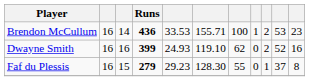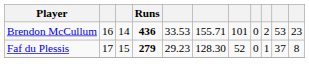(240, 31) 100 -> (240, 31) 101
(256, 31) 1 -> (256, 31) 0
- row: (40, 48)
(108, 66) 16 -> (108, 48) 17
(240, 66) 55 -> (240, 48) 52
